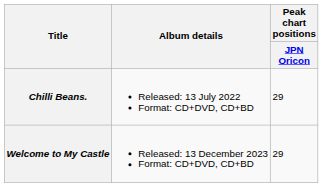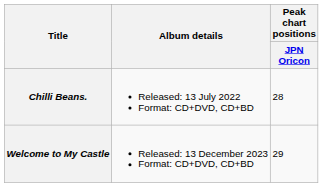(278, 96) 29 -> (278, 96) 28
